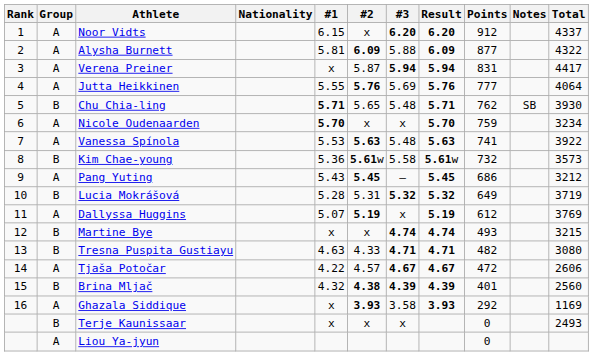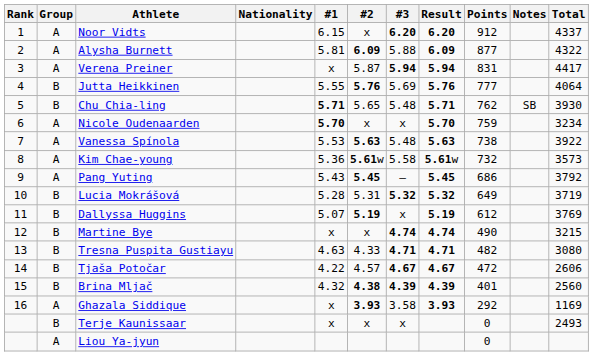(56, 86) A -> (56, 86) B
(487, 141) 741 -> (487, 141) 738
(56, 159) B -> (56, 159) A
(569, 178) 3212 -> (569, 178) 3792
(56, 214) A -> (56, 214) B
(487, 232) 493 -> (487, 232) 490
(56, 269) A -> (56, 269) B
